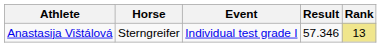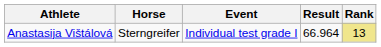(321, 33) 57.346 -> (321, 33) 66.964
